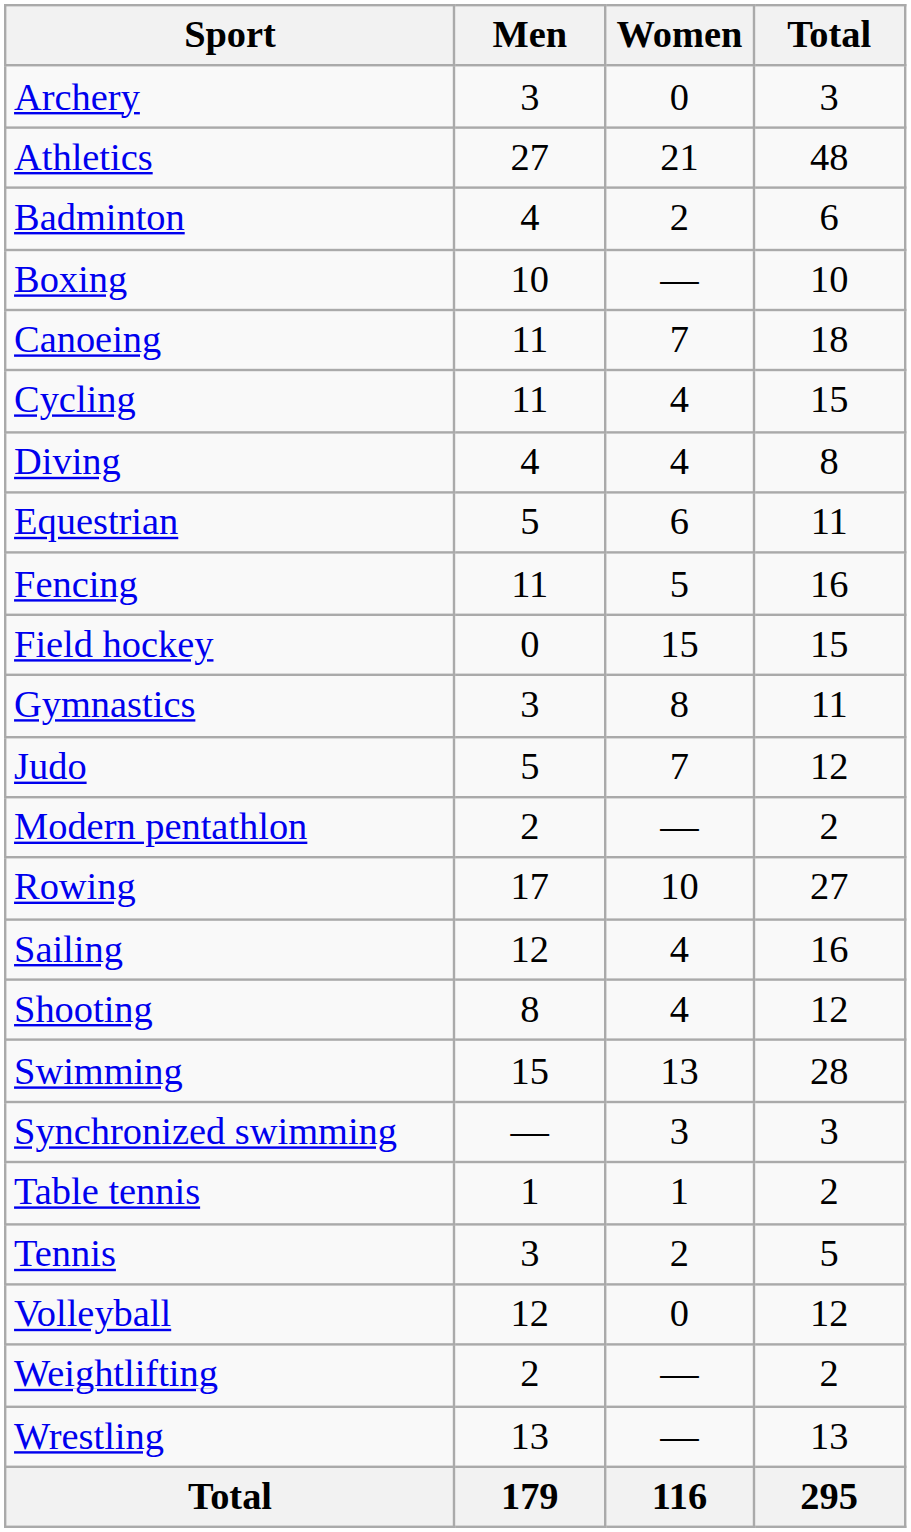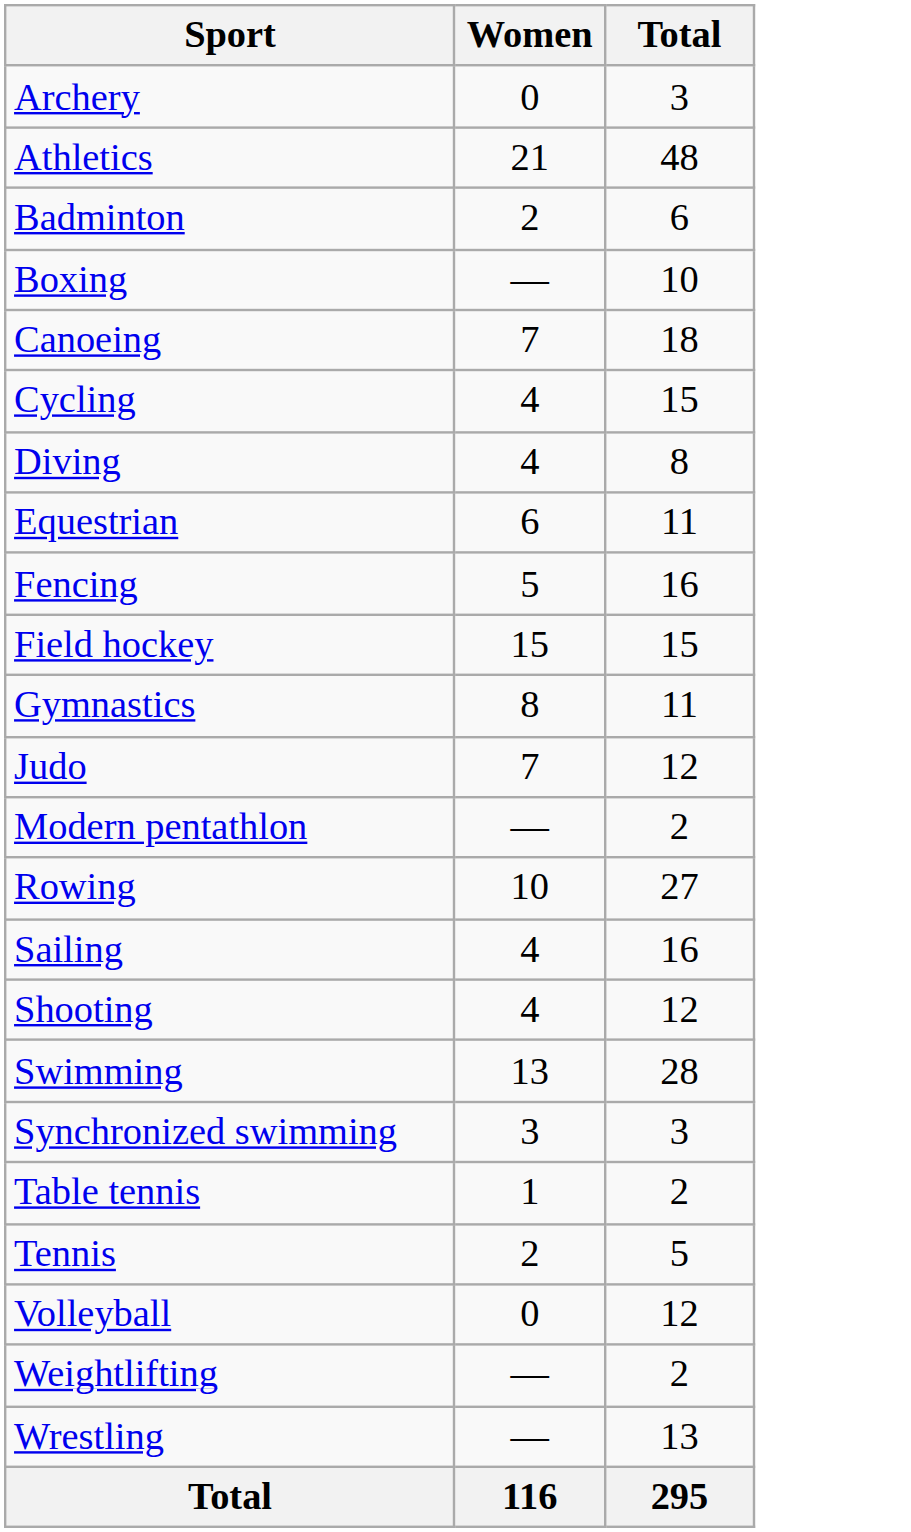- column: (530, 34)
